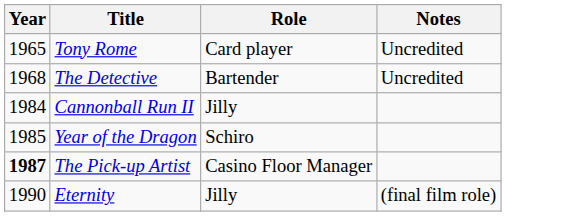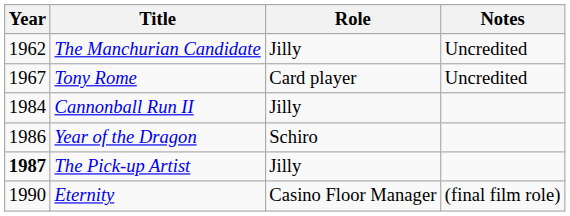+ row: (158, 48)
(27, 48) 1965 -> (27, 78) 1967
- row: (106, 78)
(27, 136) 1985 -> (27, 136) 1986
(289, 166) Casino Floor Manager -> (285, 166) Jilly
(221, 195) Jilly -> (353, 195) Casino Floor Manager
